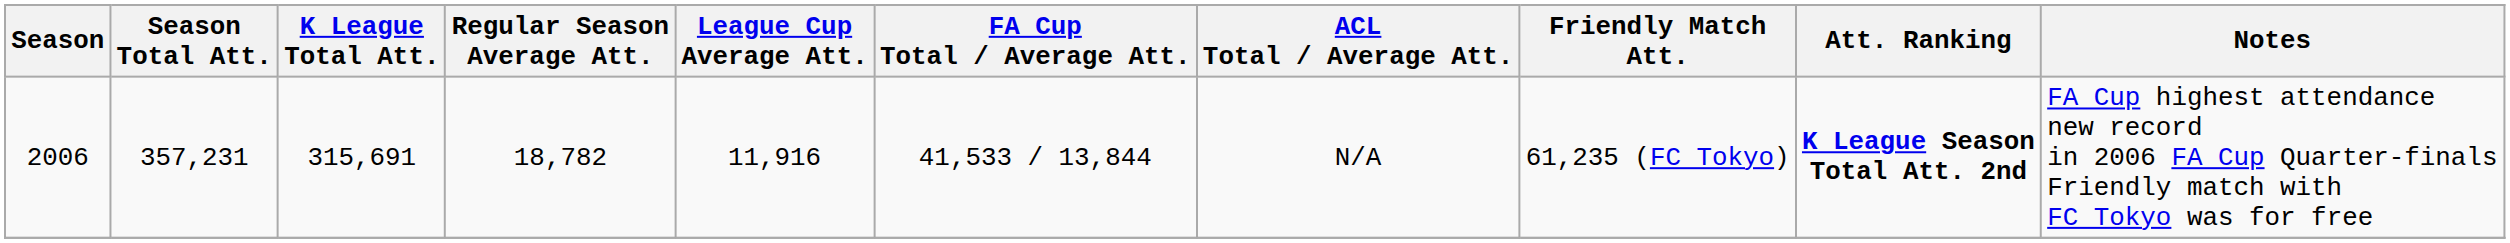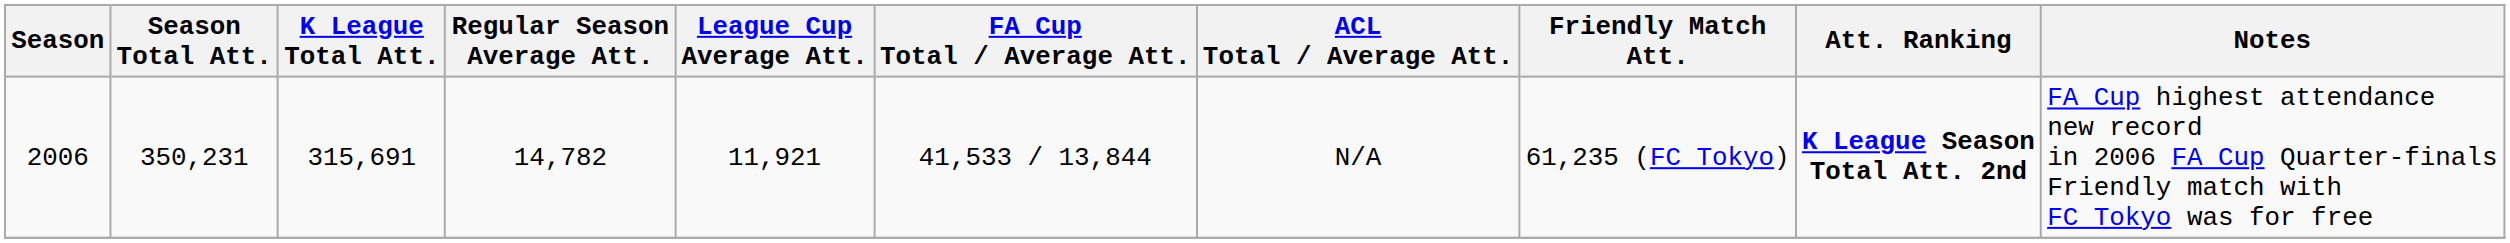(194, 158) 357,231 -> (194, 158) 350,231
(560, 158) 18,782 -> (560, 158) 14,782
(775, 158) 11,916 -> (775, 158) 11,921
